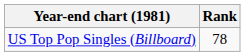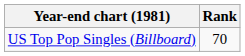(220, 39) 78 -> (220, 39) 70
